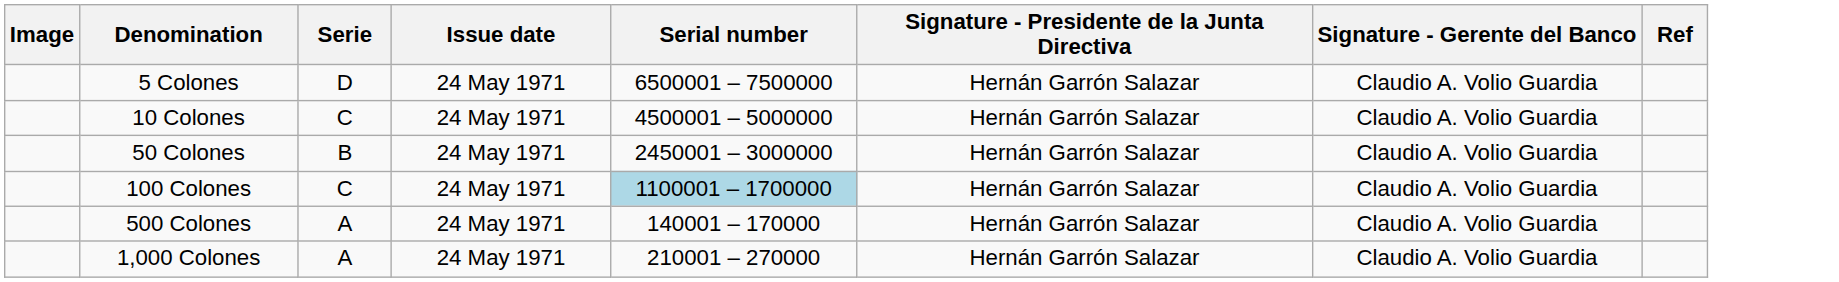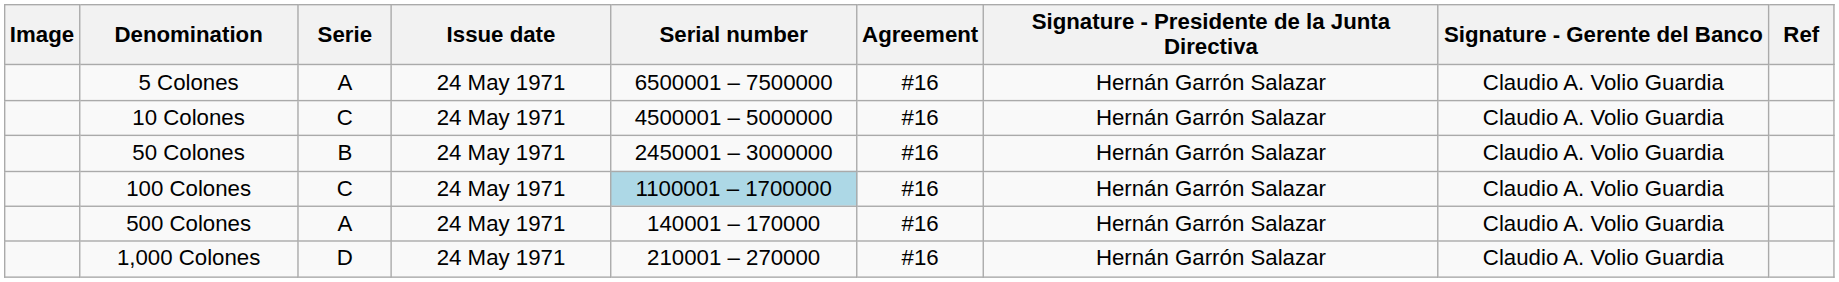+ column: (920, 34)
(345, 82) D -> (345, 82) A
(345, 258) A -> (345, 258) D
